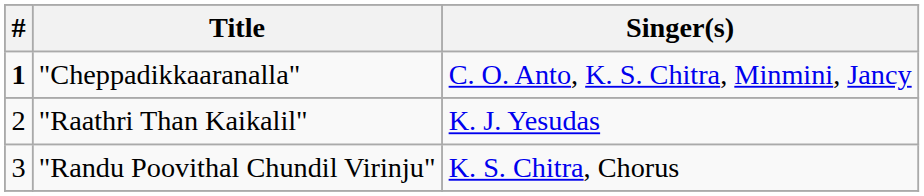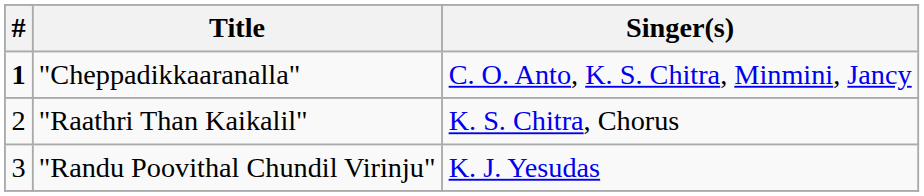(524, 121) K. J. Yesudas -> (564, 121) K. S. Chitra, Chorus
(564, 167) K. S. Chitra, Chorus -> (524, 167) K. J. Yesudas
